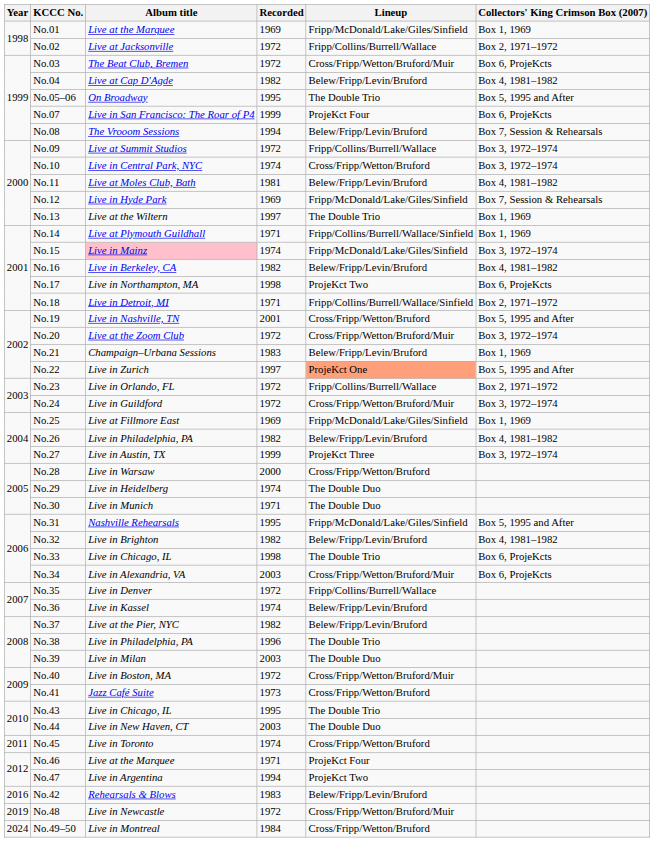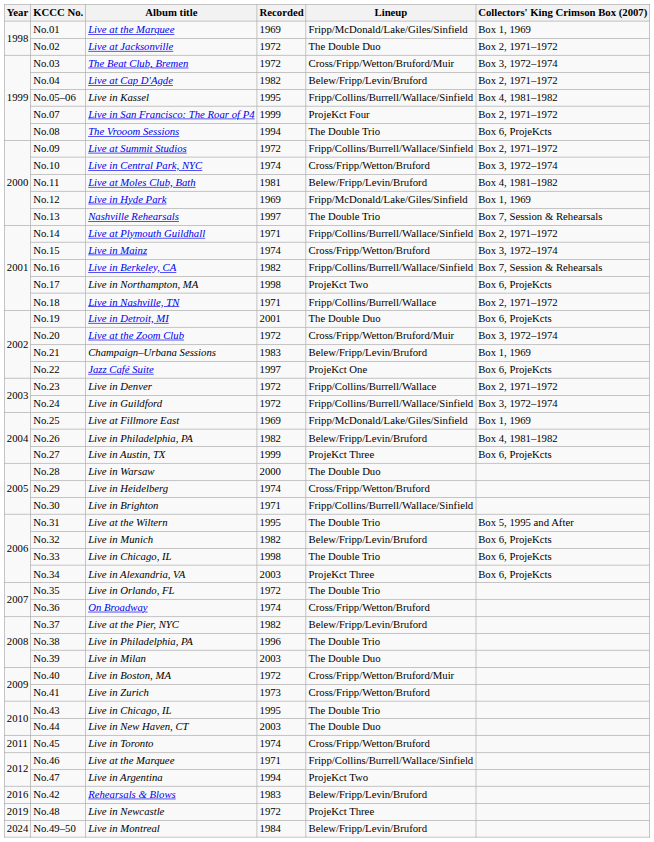(372, 47) Fripp/Collins/Burrell/Wallace -> (345, 47) The Double Duo
(515, 64) Box 6, ProjeKcts -> (518, 64) Box 3, 1972–1974
(518, 81) Box 4, 1981–1982 -> (518, 81) Box 2, 1971–1972
(118, 98) On Broadway -> (119, 98) Live in Kassel
(344, 98) The Double Trio -> (391, 98) Fripp/Collins/Burrell/Wallace/Sinfield
(526, 98) Box 5, 1995 and After -> (518, 98) Box 4, 1981–1982
(515, 115) Box 6, ProjeKcts -> (518, 115) Box 2, 1971–1972
(368, 132) Belew/Fripp/Levin/Bruford -> (344, 132) The Double Trio
(540, 132) Box 7, Session & Rehearsals -> (515, 132) Box 6, ProjeKcts
(372, 149) Fripp/Collins/Burrell/Wallace -> (391, 149) Fripp/Collins/Burrell/Wallace/Sinfield
(518, 149) Box 3, 1972–1974 -> (518, 149) Box 2, 1971–1972
(540, 200) Box 7, Session & Rehearsals -> (505, 200) Box 1, 1969
(128, 217) Live at the Wiltern -> (134, 217) Nashville Rehearsals
(505, 217) Box 1, 1969 -> (540, 217) Box 7, Session & Rehearsals
(505, 234) Box 1, 1969 -> (518, 234) Box 2, 1971–1972
(118, 251) pink background -> (118, 251) no background
(388, 251) Fripp/McDonald/Lake/Giles/Sinfield -> (369, 251) Cross/Fripp/Wetton/Bruford
(368, 268) Belew/Fripp/Levin/Bruford -> (391, 268) Fripp/Collins/Burrell/Wallace/Sinfield
(518, 268) Box 4, 1981–1982 -> (540, 268) Box 7, Session & Rehearsals
(128, 302) Live in Detroit, MI -> (134, 302) Live in Nashville, TN
(391, 302) Fripp/Collins/Burrell/Wallace/Sinfield -> (372, 302) Fripp/Collins/Burrell/Wallace
(134, 319) Live in Nashville, TN -> (128, 319) Live in Detroit, MI
(369, 319) Cross/Fripp/Wetton/Bruford -> (345, 319) The Double Duo
(526, 319) Box 5, 1995 and After -> (515, 319) Box 6, ProjeKcts
(119, 370) Live in Zurich -> (121, 370) Jazz Café Suite
(338, 370) lightsalmon background -> (338, 370) no background
(526, 370) Box 5, 1995 and After -> (515, 370) Box 6, ProjeKcts
(131, 387) Live in Orlando, FL -> (120, 387) Live in Denver
(381, 404) Cross/Fripp/Wetton/Bruford/Muir -> (391, 404) Fripp/Collins/Burrell/Wallace/Sinfield
(518, 455) Box 3, 1972–1974 -> (515, 455) Box 6, ProjeKcts
(369, 472) Cross/Fripp/Wetton/Bruford -> (345, 472) The Double Duo
(345, 489) The Double Duo -> (369, 489) Cross/Fripp/Wetton/Bruford
(121, 506) Live in Munich -> (123, 506) Live in Brighton
(345, 506) The Double Duo -> (391, 506) Fripp/Collins/Burrell/Wallace/Sinfield
(134, 523) Nashville Rehearsals -> (128, 523) Live at the Wiltern
(388, 523) Fripp/McDonald/Lake/Giles/Sinfield -> (344, 523) The Double Trio
(123, 540) Live in Brighton -> (121, 540) Live in Munich
(518, 540) Box 4, 1981–1982 -> (515, 540) Box 6, ProjeKcts
(381, 574) Cross/Fripp/Wetton/Bruford/Muir -> (341, 574) ProjeKct Three
(120, 591) Live in Denver -> (131, 591) Live in Orlando, FL
(372, 591) Fripp/Collins/Burrell/Wallace -> (344, 591) The Double Trio
(119, 608) Live in Kassel -> (118, 608) On Broadway
(368, 608) Belew/Fripp/Levin/Bruford -> (369, 608) Cross/Fripp/Wetton/Bruford
(121, 693) Jazz Café Suite -> (119, 693) Live in Zurich
(339, 761) ProjeKct Four -> (391, 761) Fripp/Collins/Burrell/Wallace/Sinfield
(381, 812) Cross/Fripp/Wetton/Bruford/Muir -> (341, 812) ProjeKct Three
(369, 829) Cross/Fripp/Wetton/Bruford -> (368, 829) Belew/Fripp/Levin/Bruford
